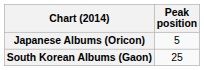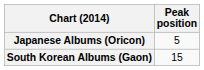(177, 57) 25 -> (177, 57) 15
